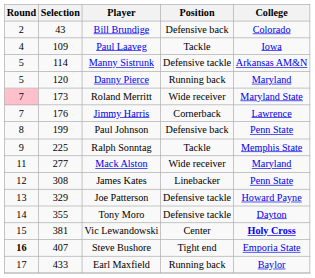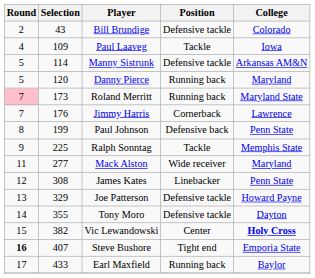(197, 29) Defensive back -> (197, 29) Defensive tackle
(197, 97) Wide receiver -> (197, 97) Running back
(60, 231) 381 -> (60, 231) 382
